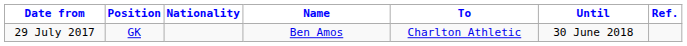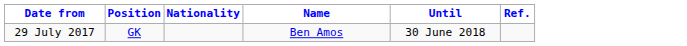- column: (464, 13)
